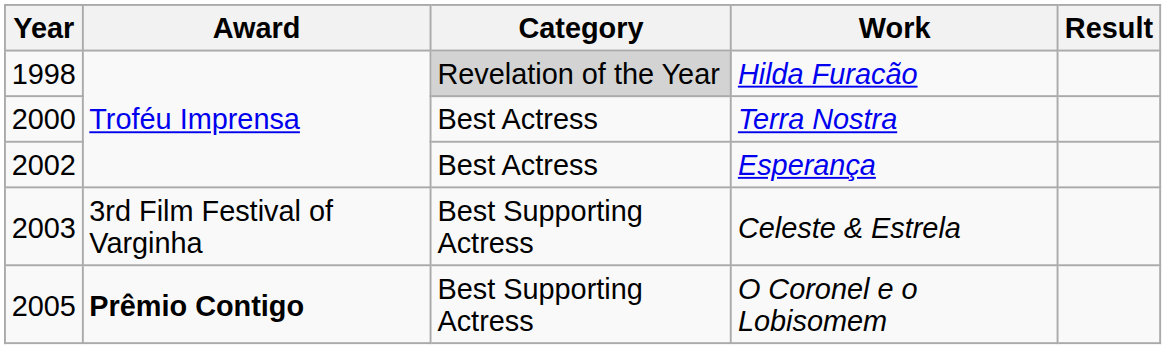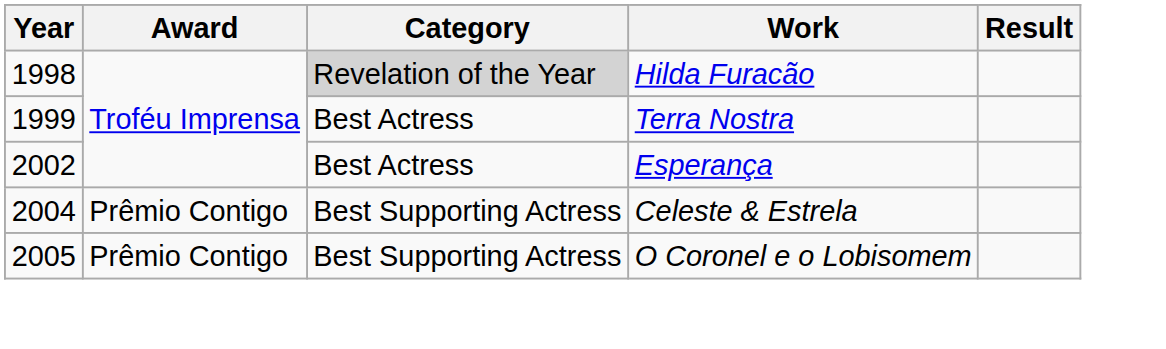(44, 119) 2000 -> (44, 119) 1999
(44, 227) 2003 -> (44, 211) 2004
(211, 227) 3rd Film Festival of Varginha -> (189, 211) Prêmio Contigo
(197, 305) bold -> (189, 257) normal
